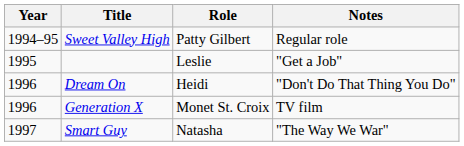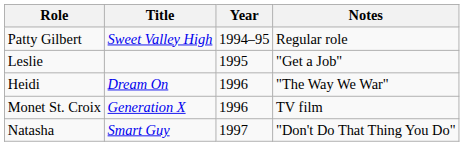columns swapped: (33, 15) <-> (223, 15)
(366, 84) "Don't Do That Thing You Do" -> (332, 84) "The Way We War"
(332, 130) "The Way We War" -> (366, 130) "Don't Do That Thing You Do"
